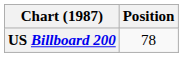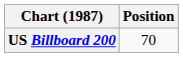(149, 40) 78 -> (149, 40) 70
